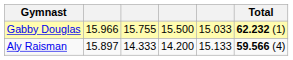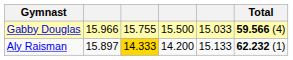(261, 30) 62.232 (1) -> (261, 30) 59.566 (4)
(140, 47) no background -> (140, 47) gold background
(261, 47) 59.566 (4) -> (261, 47) 62.232 (1)
